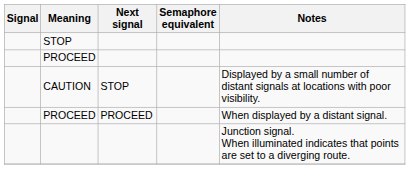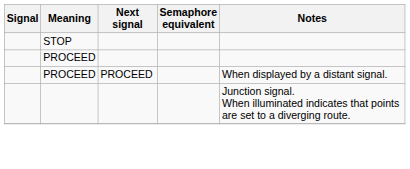- row: (67, 86)
